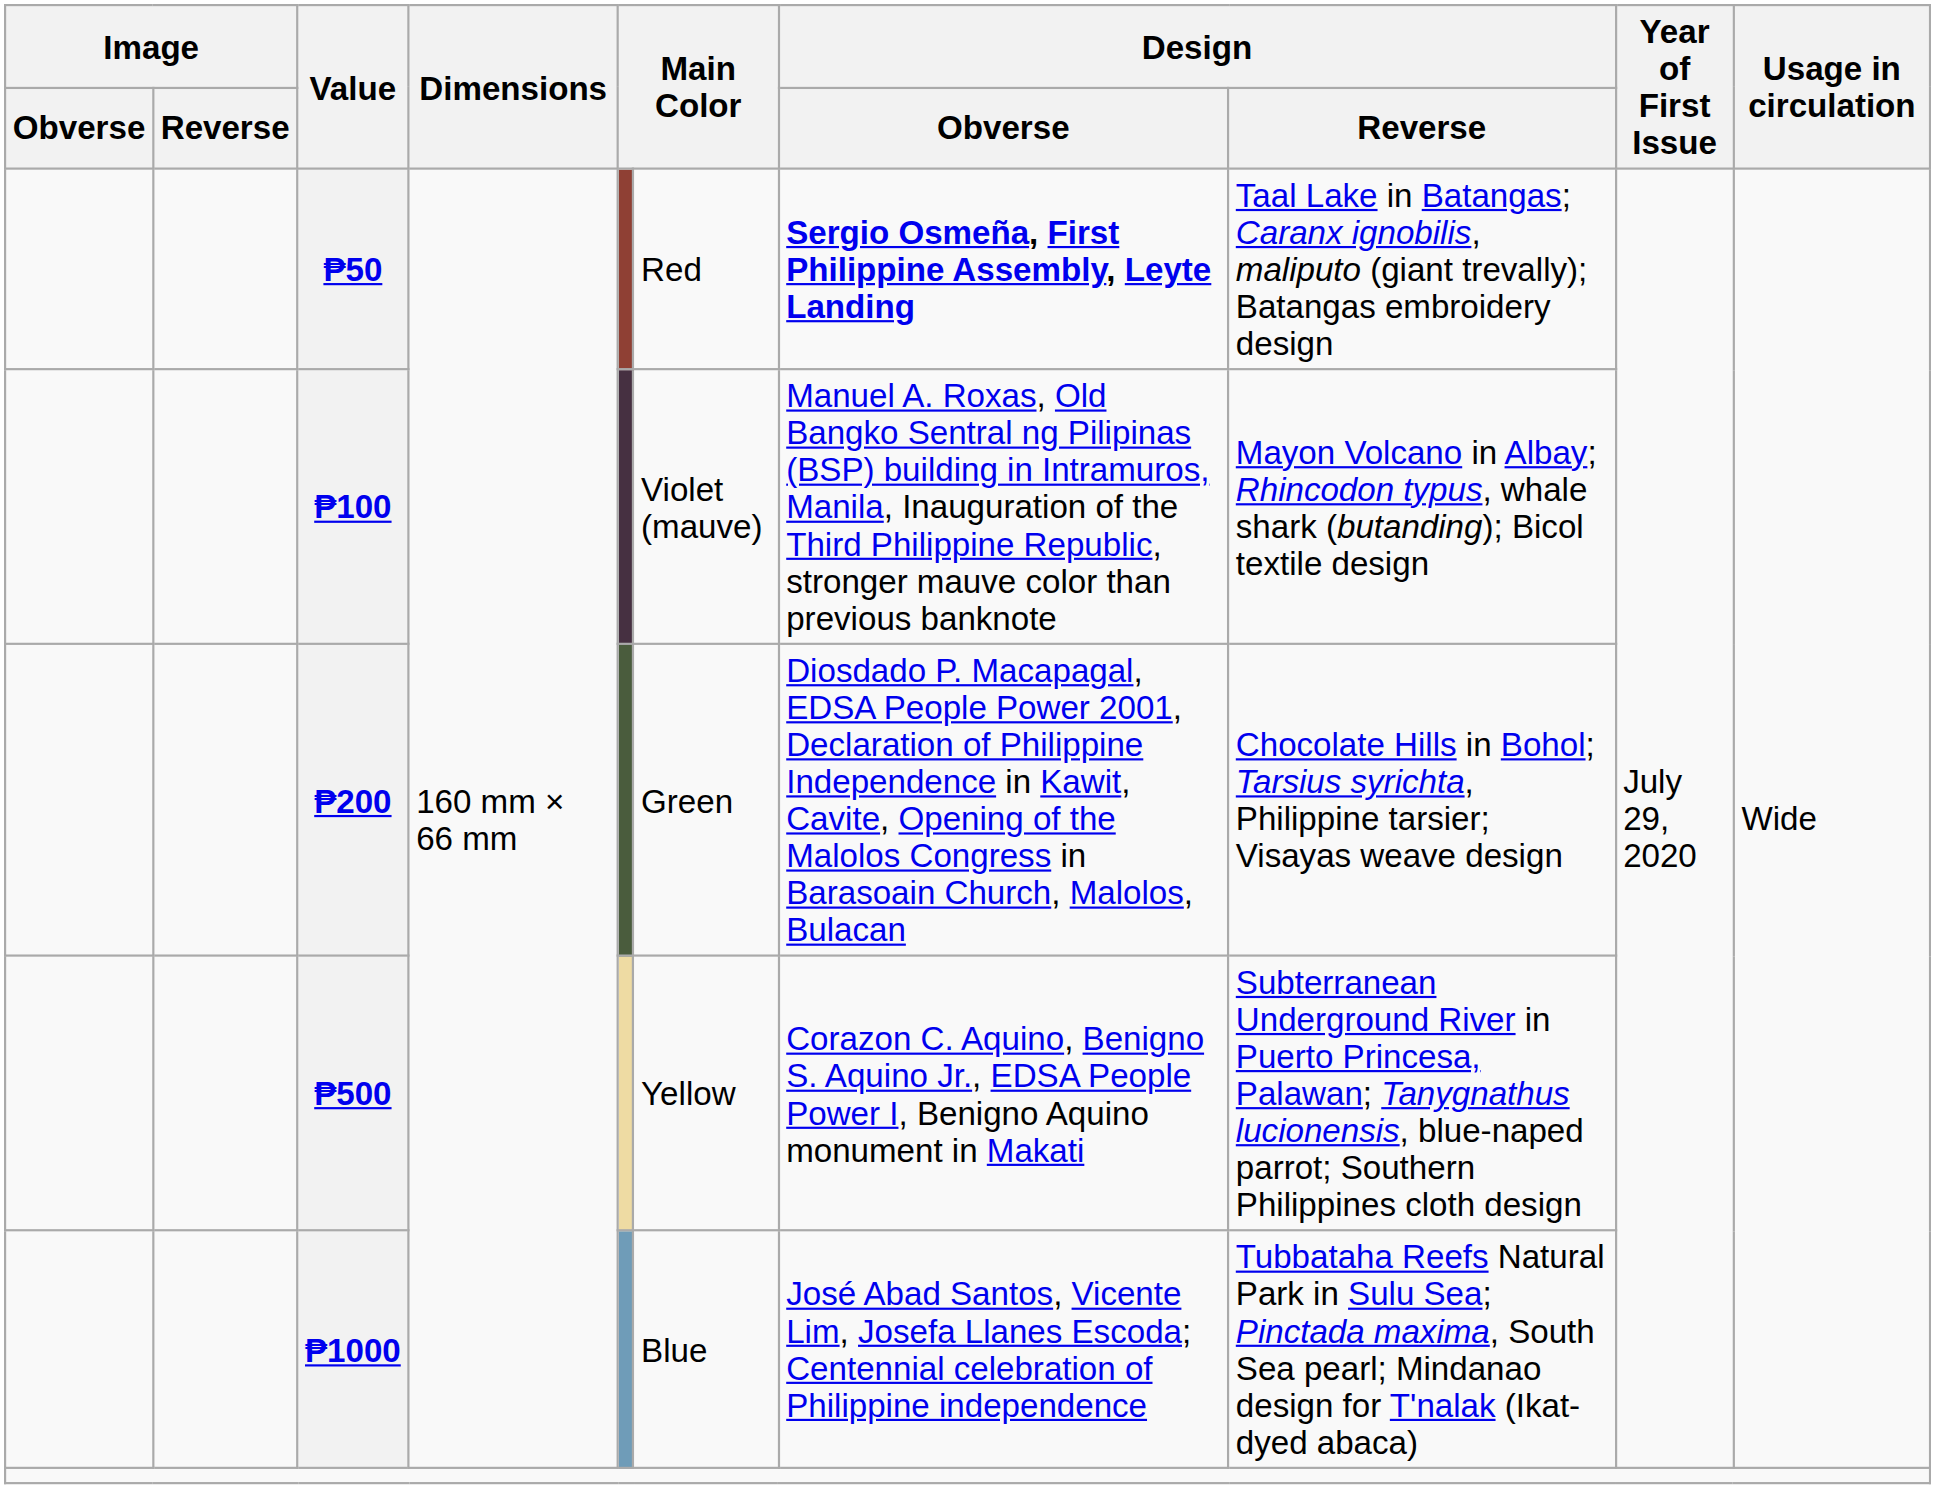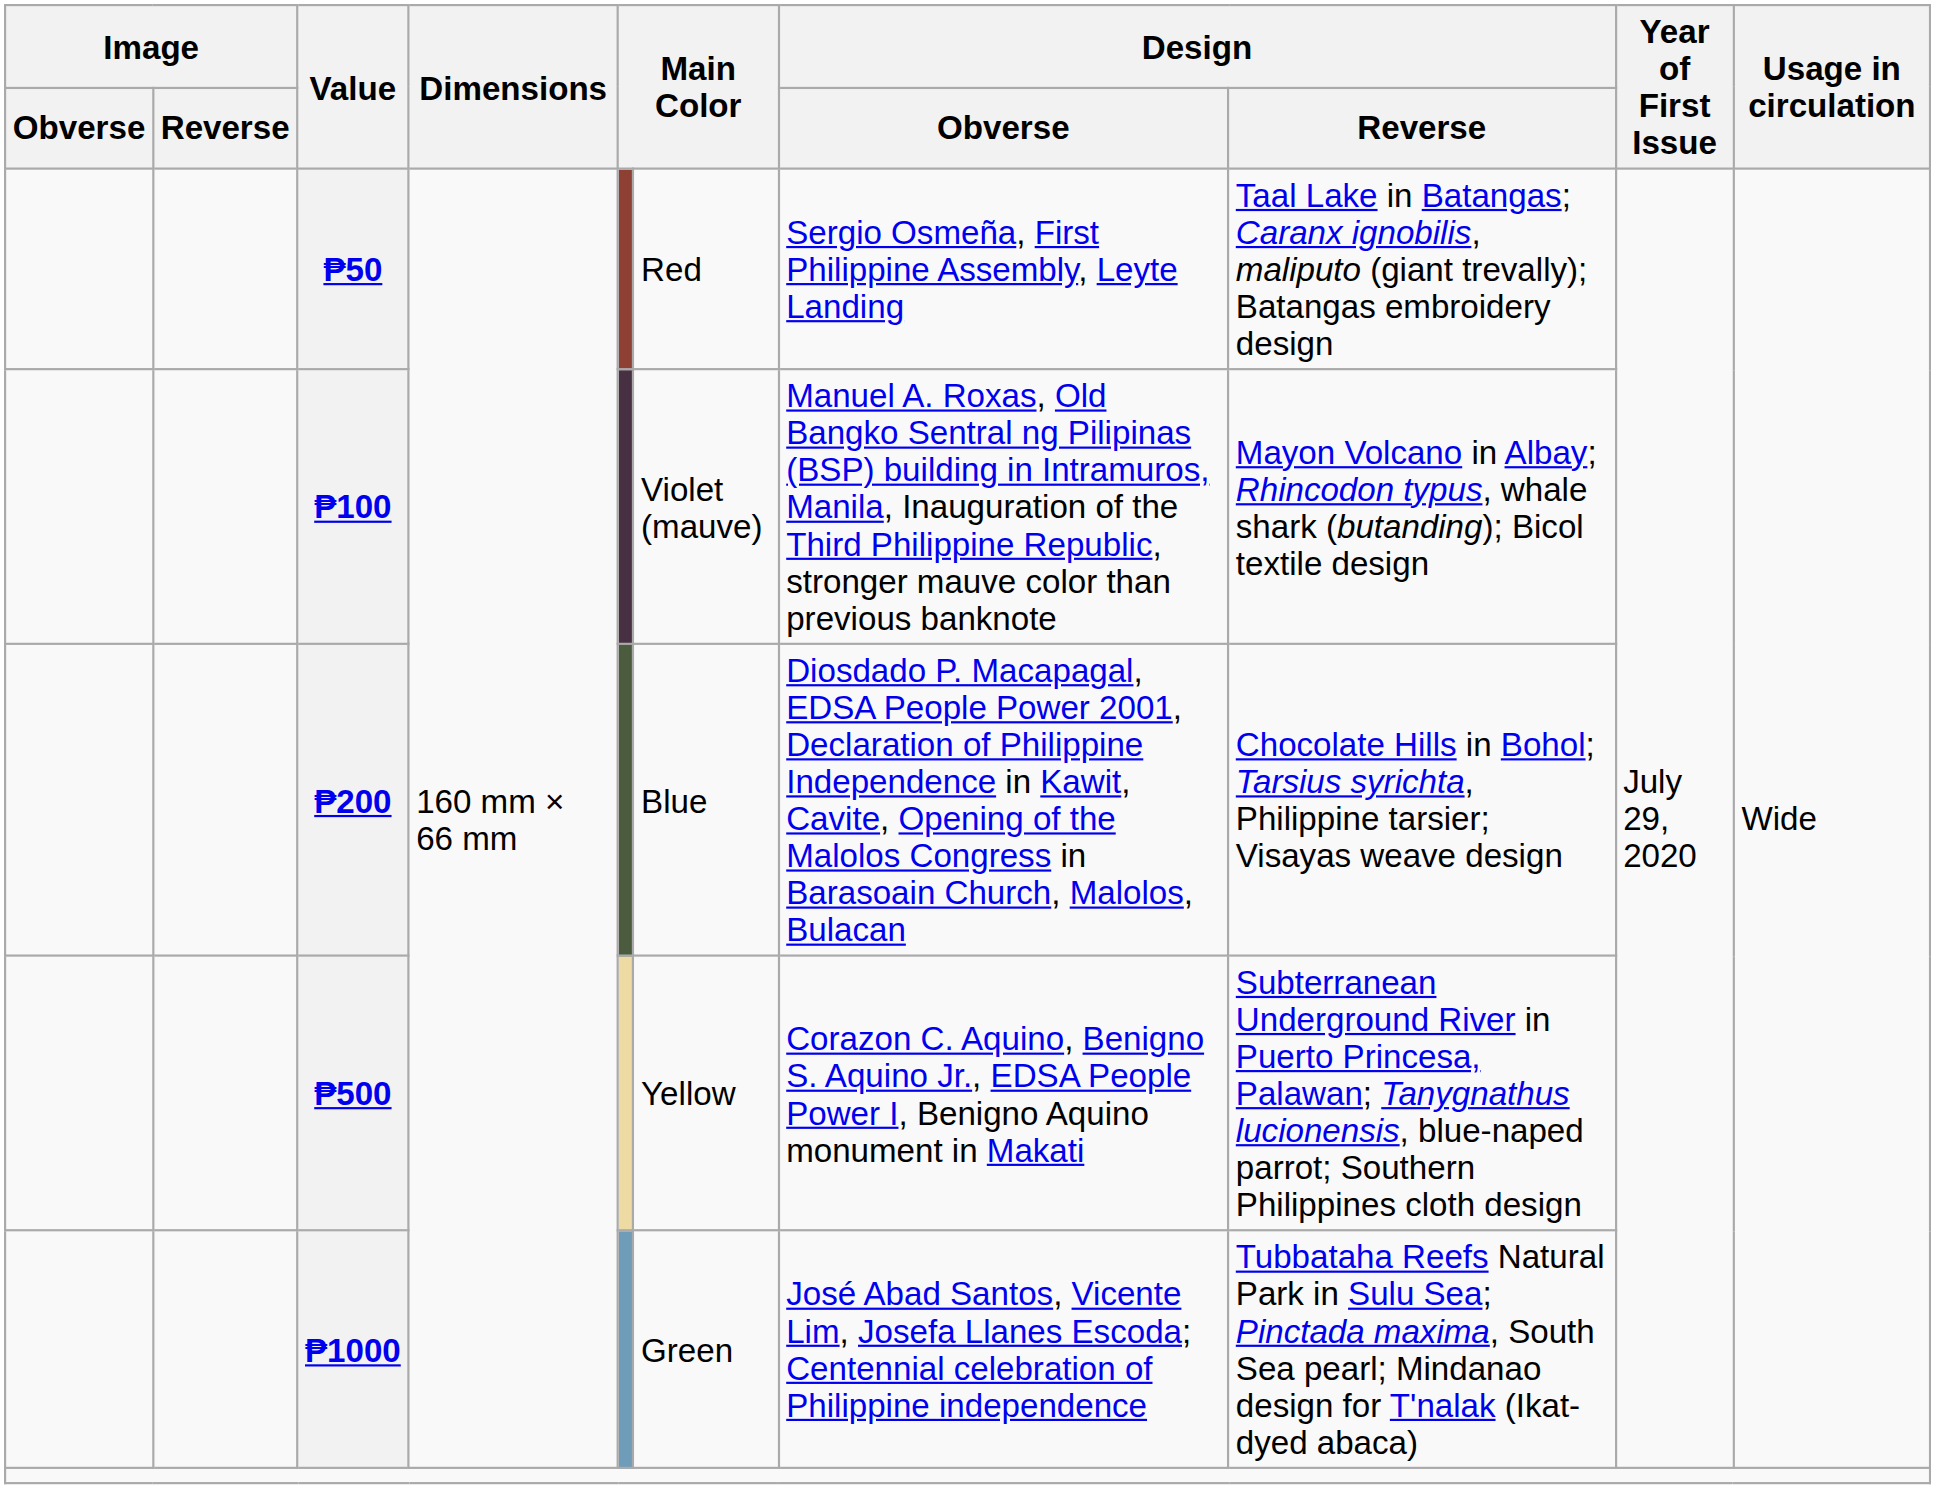(999, 269) bold -> (982, 269) normal
(687, 800) Green -> (674, 800) Blue
(674, 1350) Blue -> (687, 1350) Green
